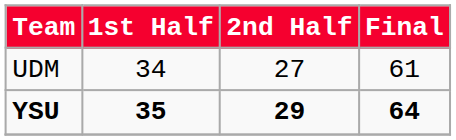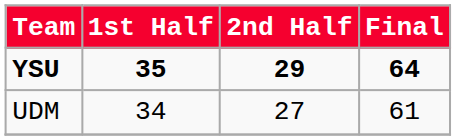rows swapped: (36, 112) <-> (36, 69)
